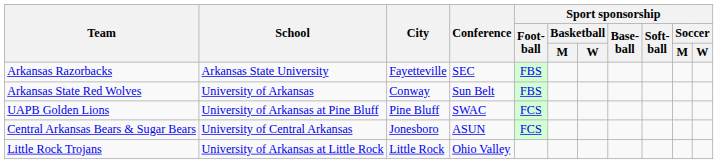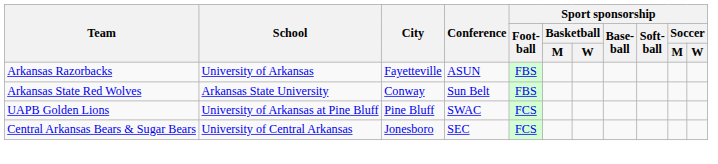(265, 71) Arkansas State University -> (258, 71) University of Arkansas
(463, 71) SEC -> (464, 71) ASUN
(258, 91) University of Arkansas -> (265, 91) Arkansas State University
(469, 129) ASUN -> (458, 129) SEC
- row: (54, 149)
